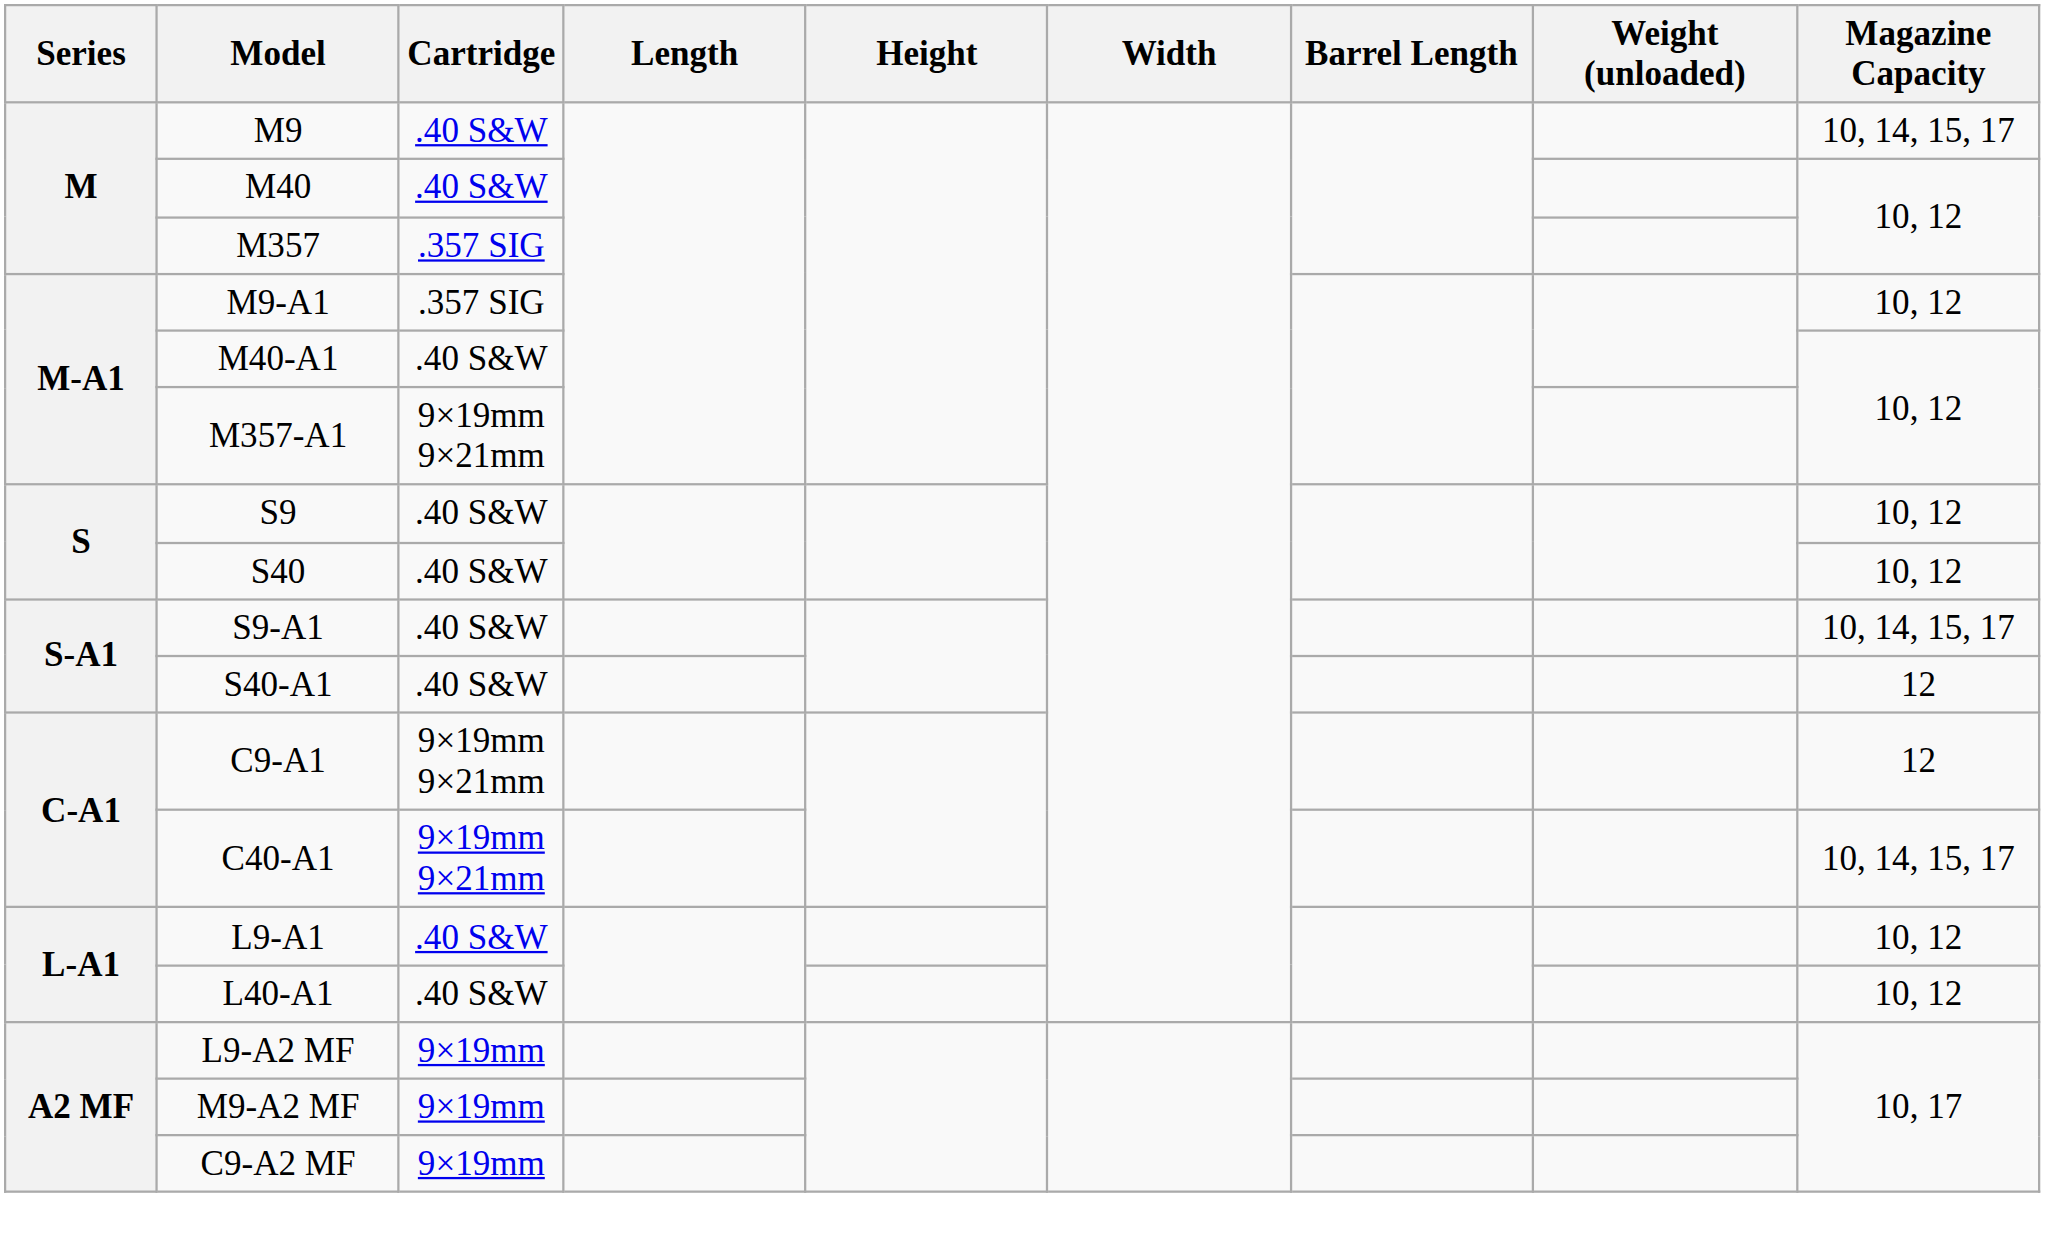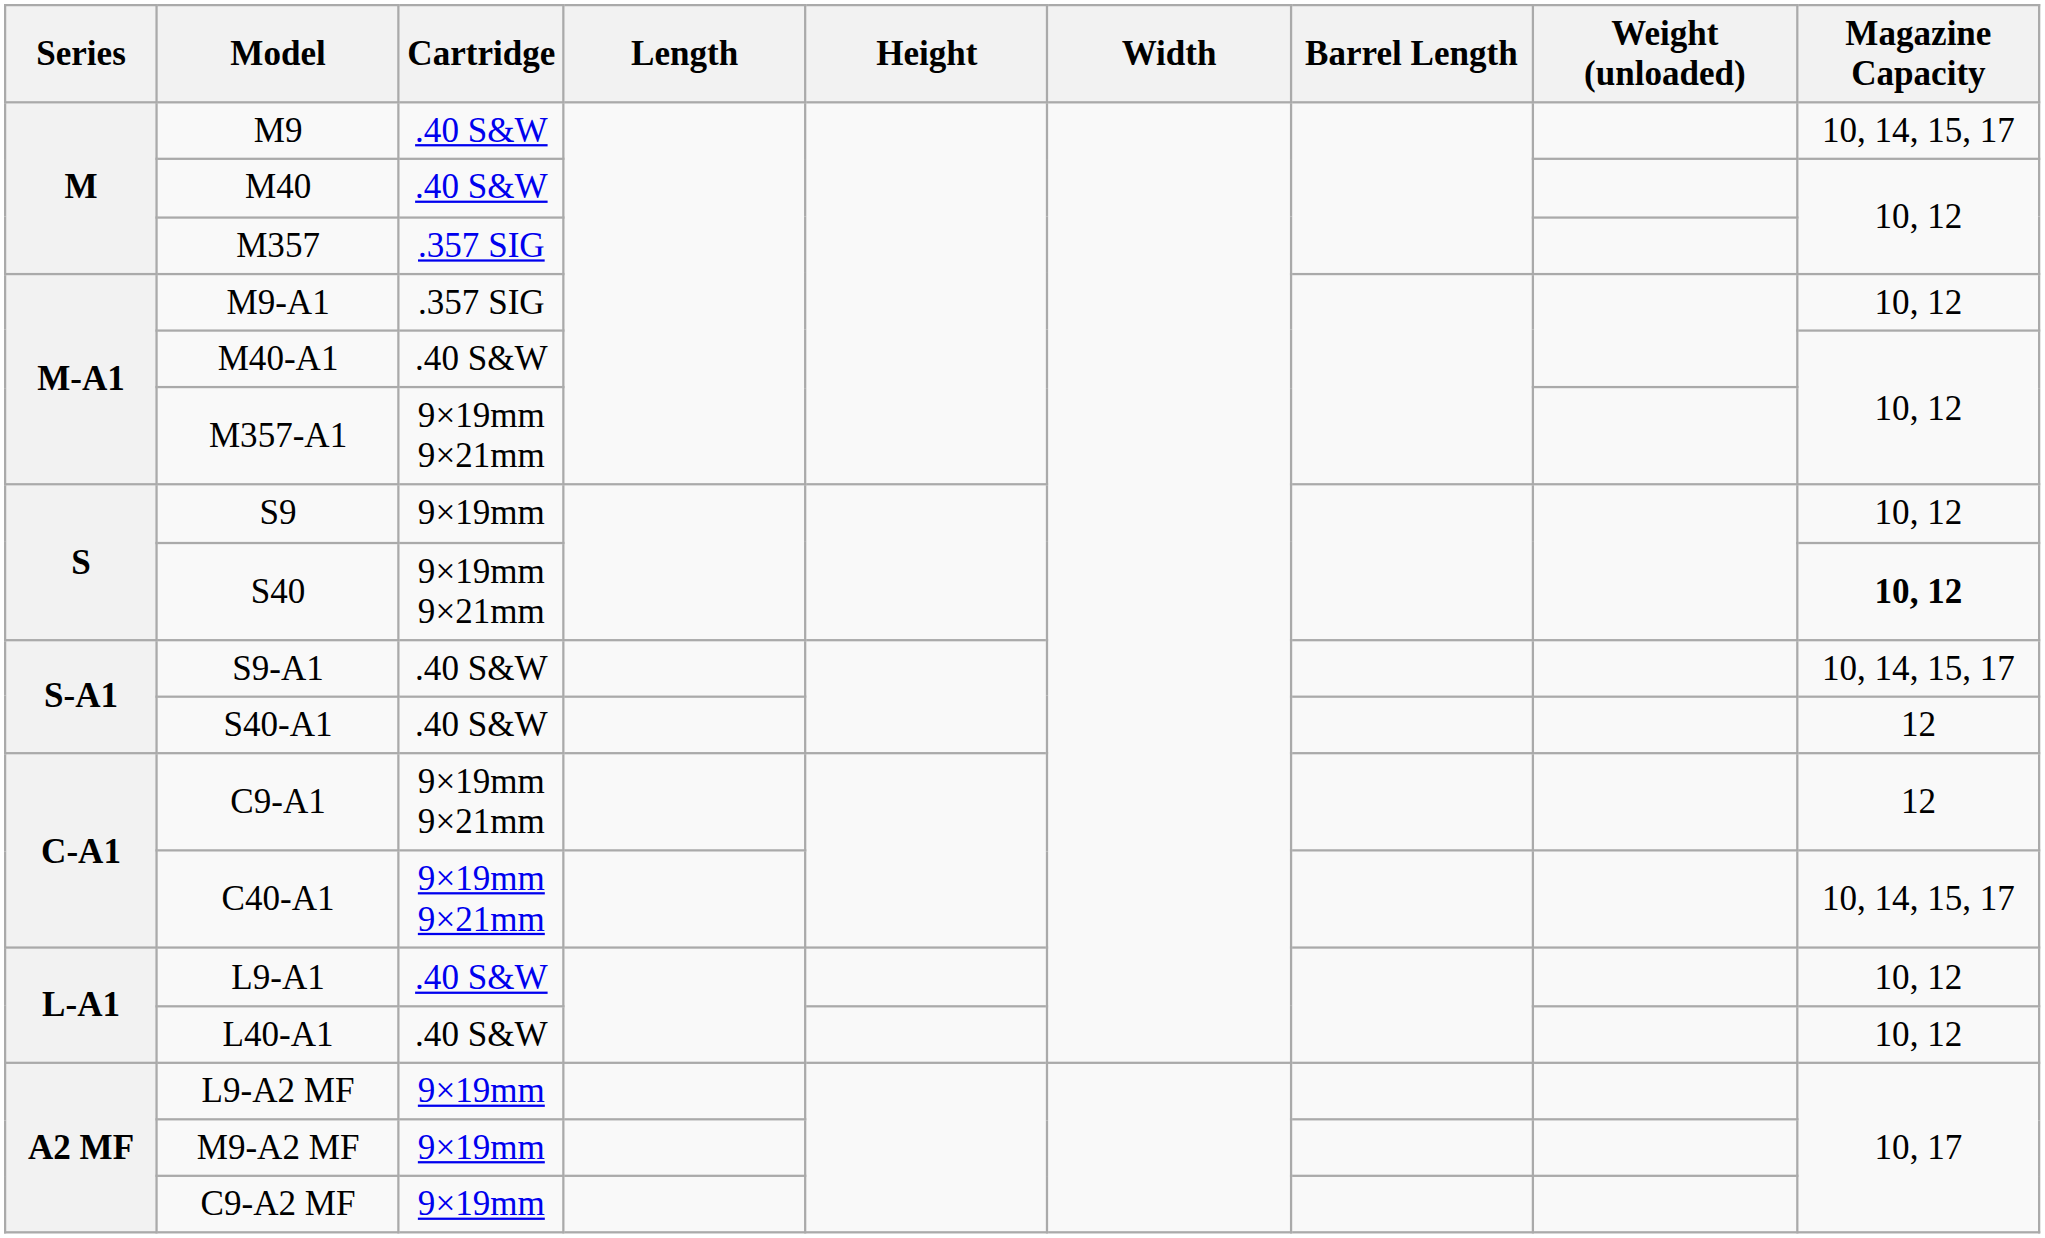(481, 512) .40 S&W -> (481, 512) 9×19mm
(481, 569) .40 S&W -> (481, 589) 9×19mm 9×21mm
(1918, 569) normal -> (1918, 589) bold
